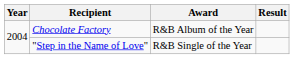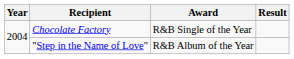(203, 29) R&B Album of the Year -> (202, 29) R&B Single of the Year
(202, 45) R&B Single of the Year -> (203, 45) R&B Album of the Year
